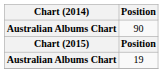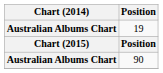rows swapped: (138, 60) <-> (138, 28)
